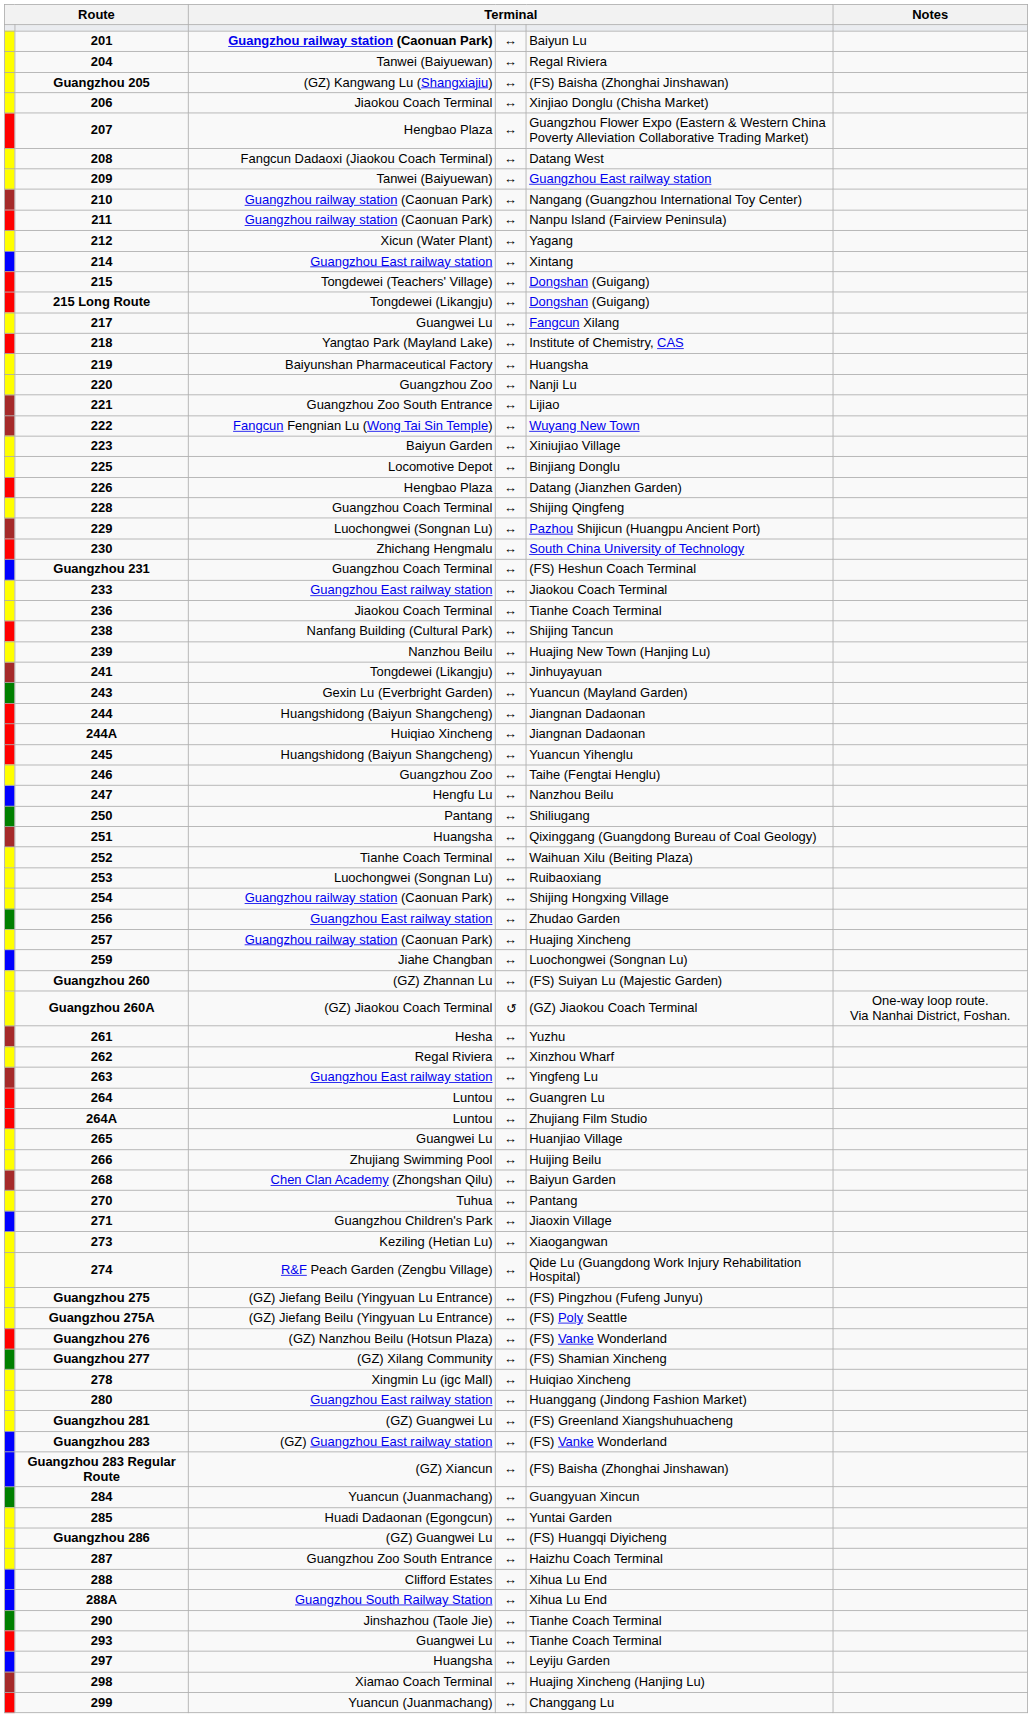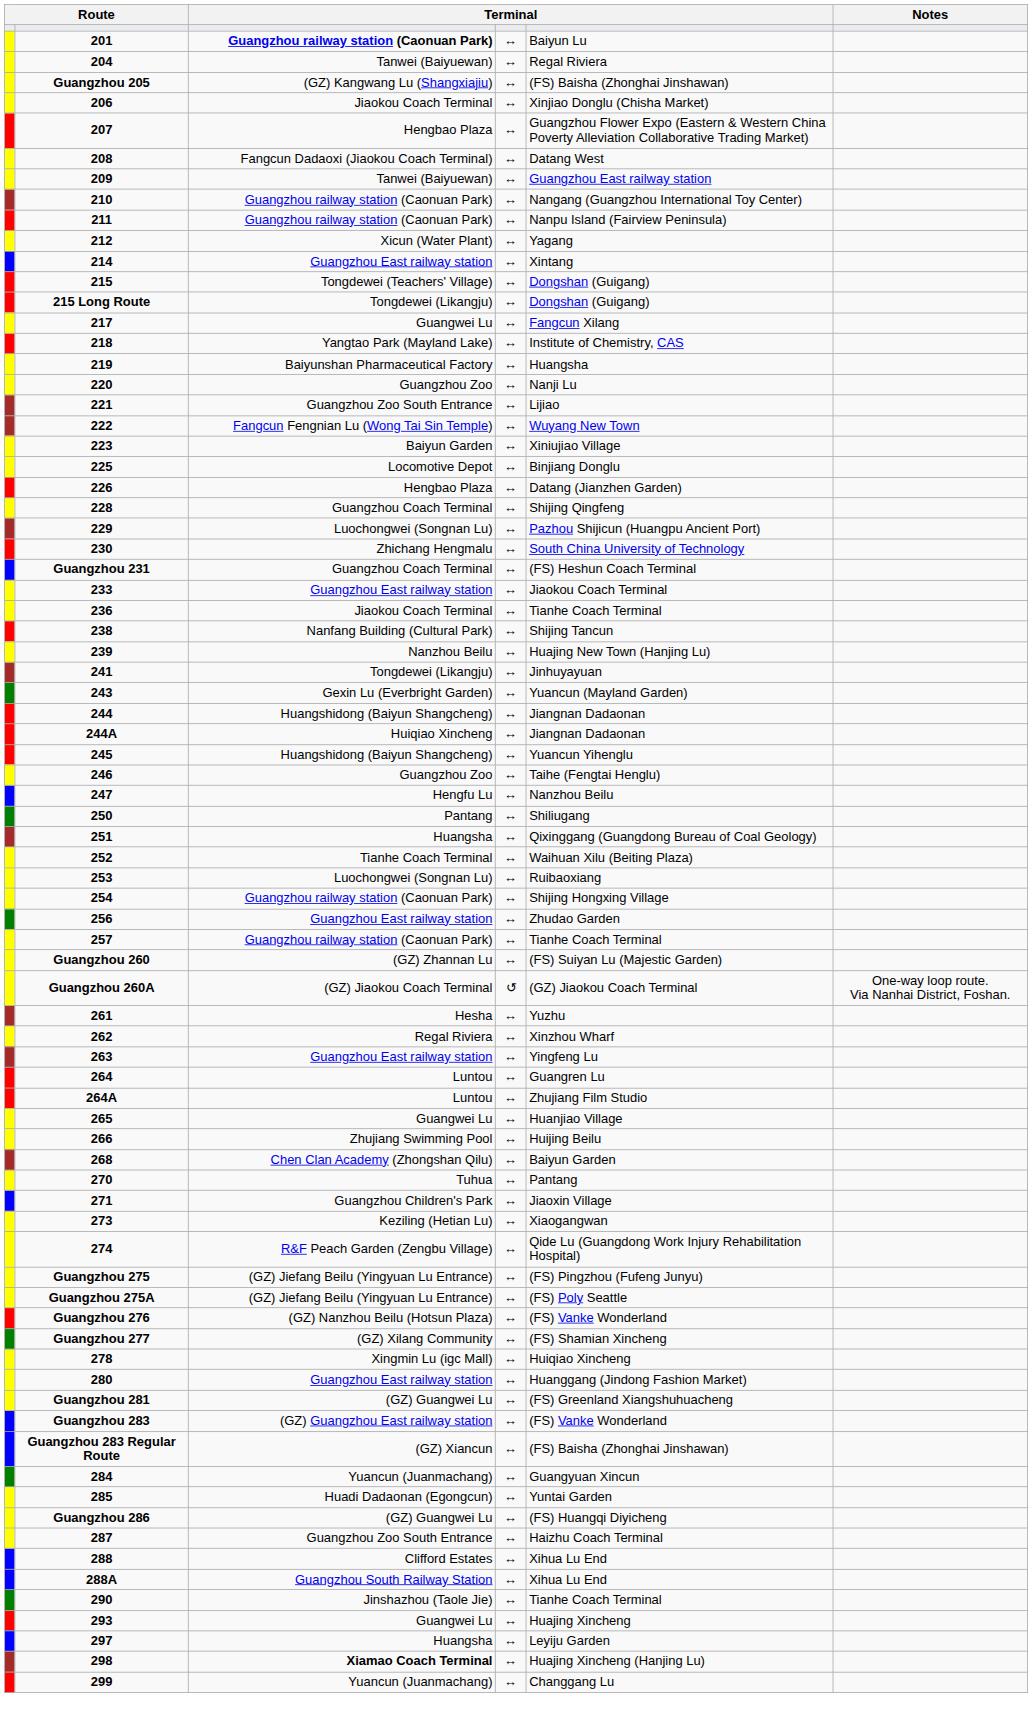(580, 939) Huajing Xincheng -> (595, 939) Tianhe Coach Terminal
- row: (102, 960)
(595, 1641) Tianhe Coach Terminal -> (580, 1620) Huajing Xincheng
(424, 1682) normal -> (419, 1661) bold
